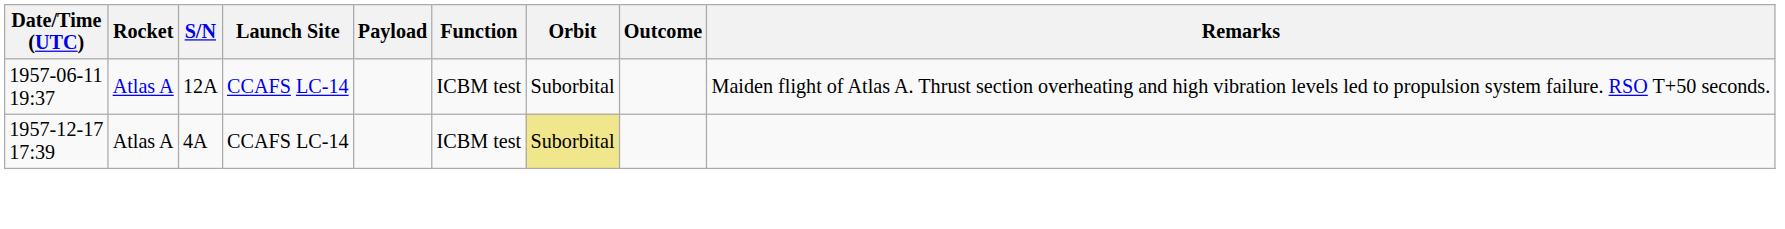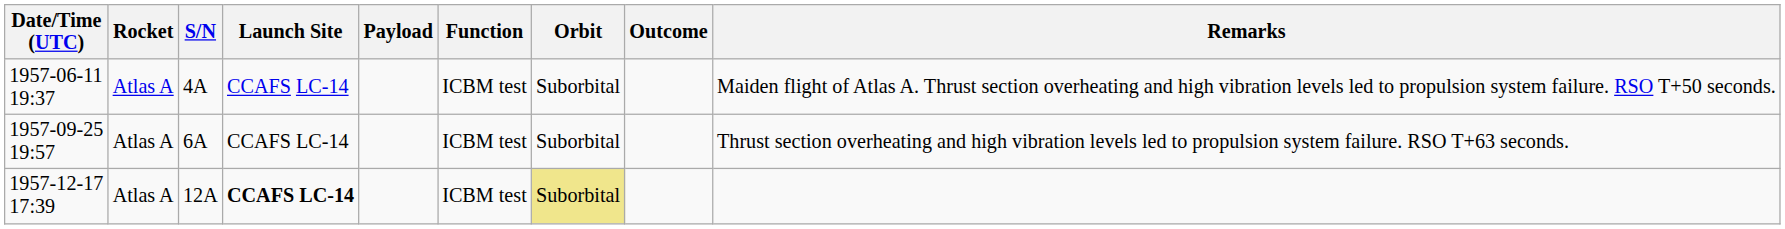(200, 86) 12A -> (195, 86) 4A
+ row: (56, 141)
(195, 141) 4A -> (200, 195) 12A
(288, 141) normal -> (291, 195) bold
